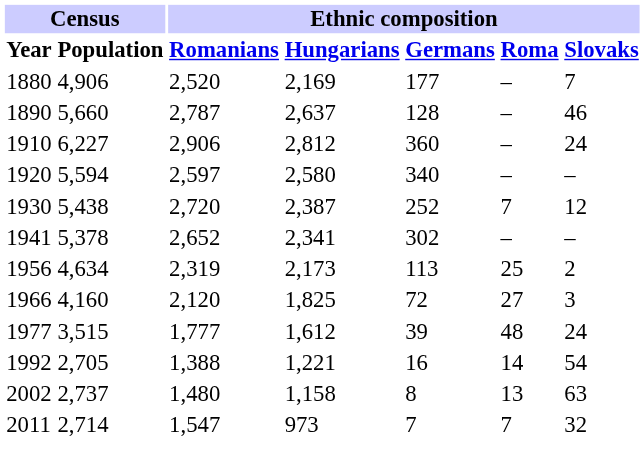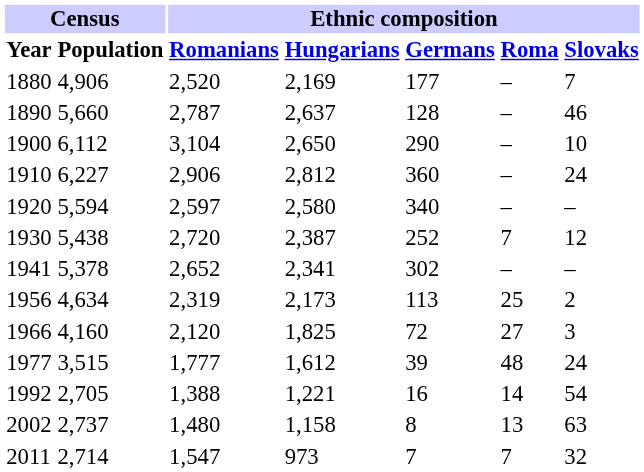+ row: (29, 143)
